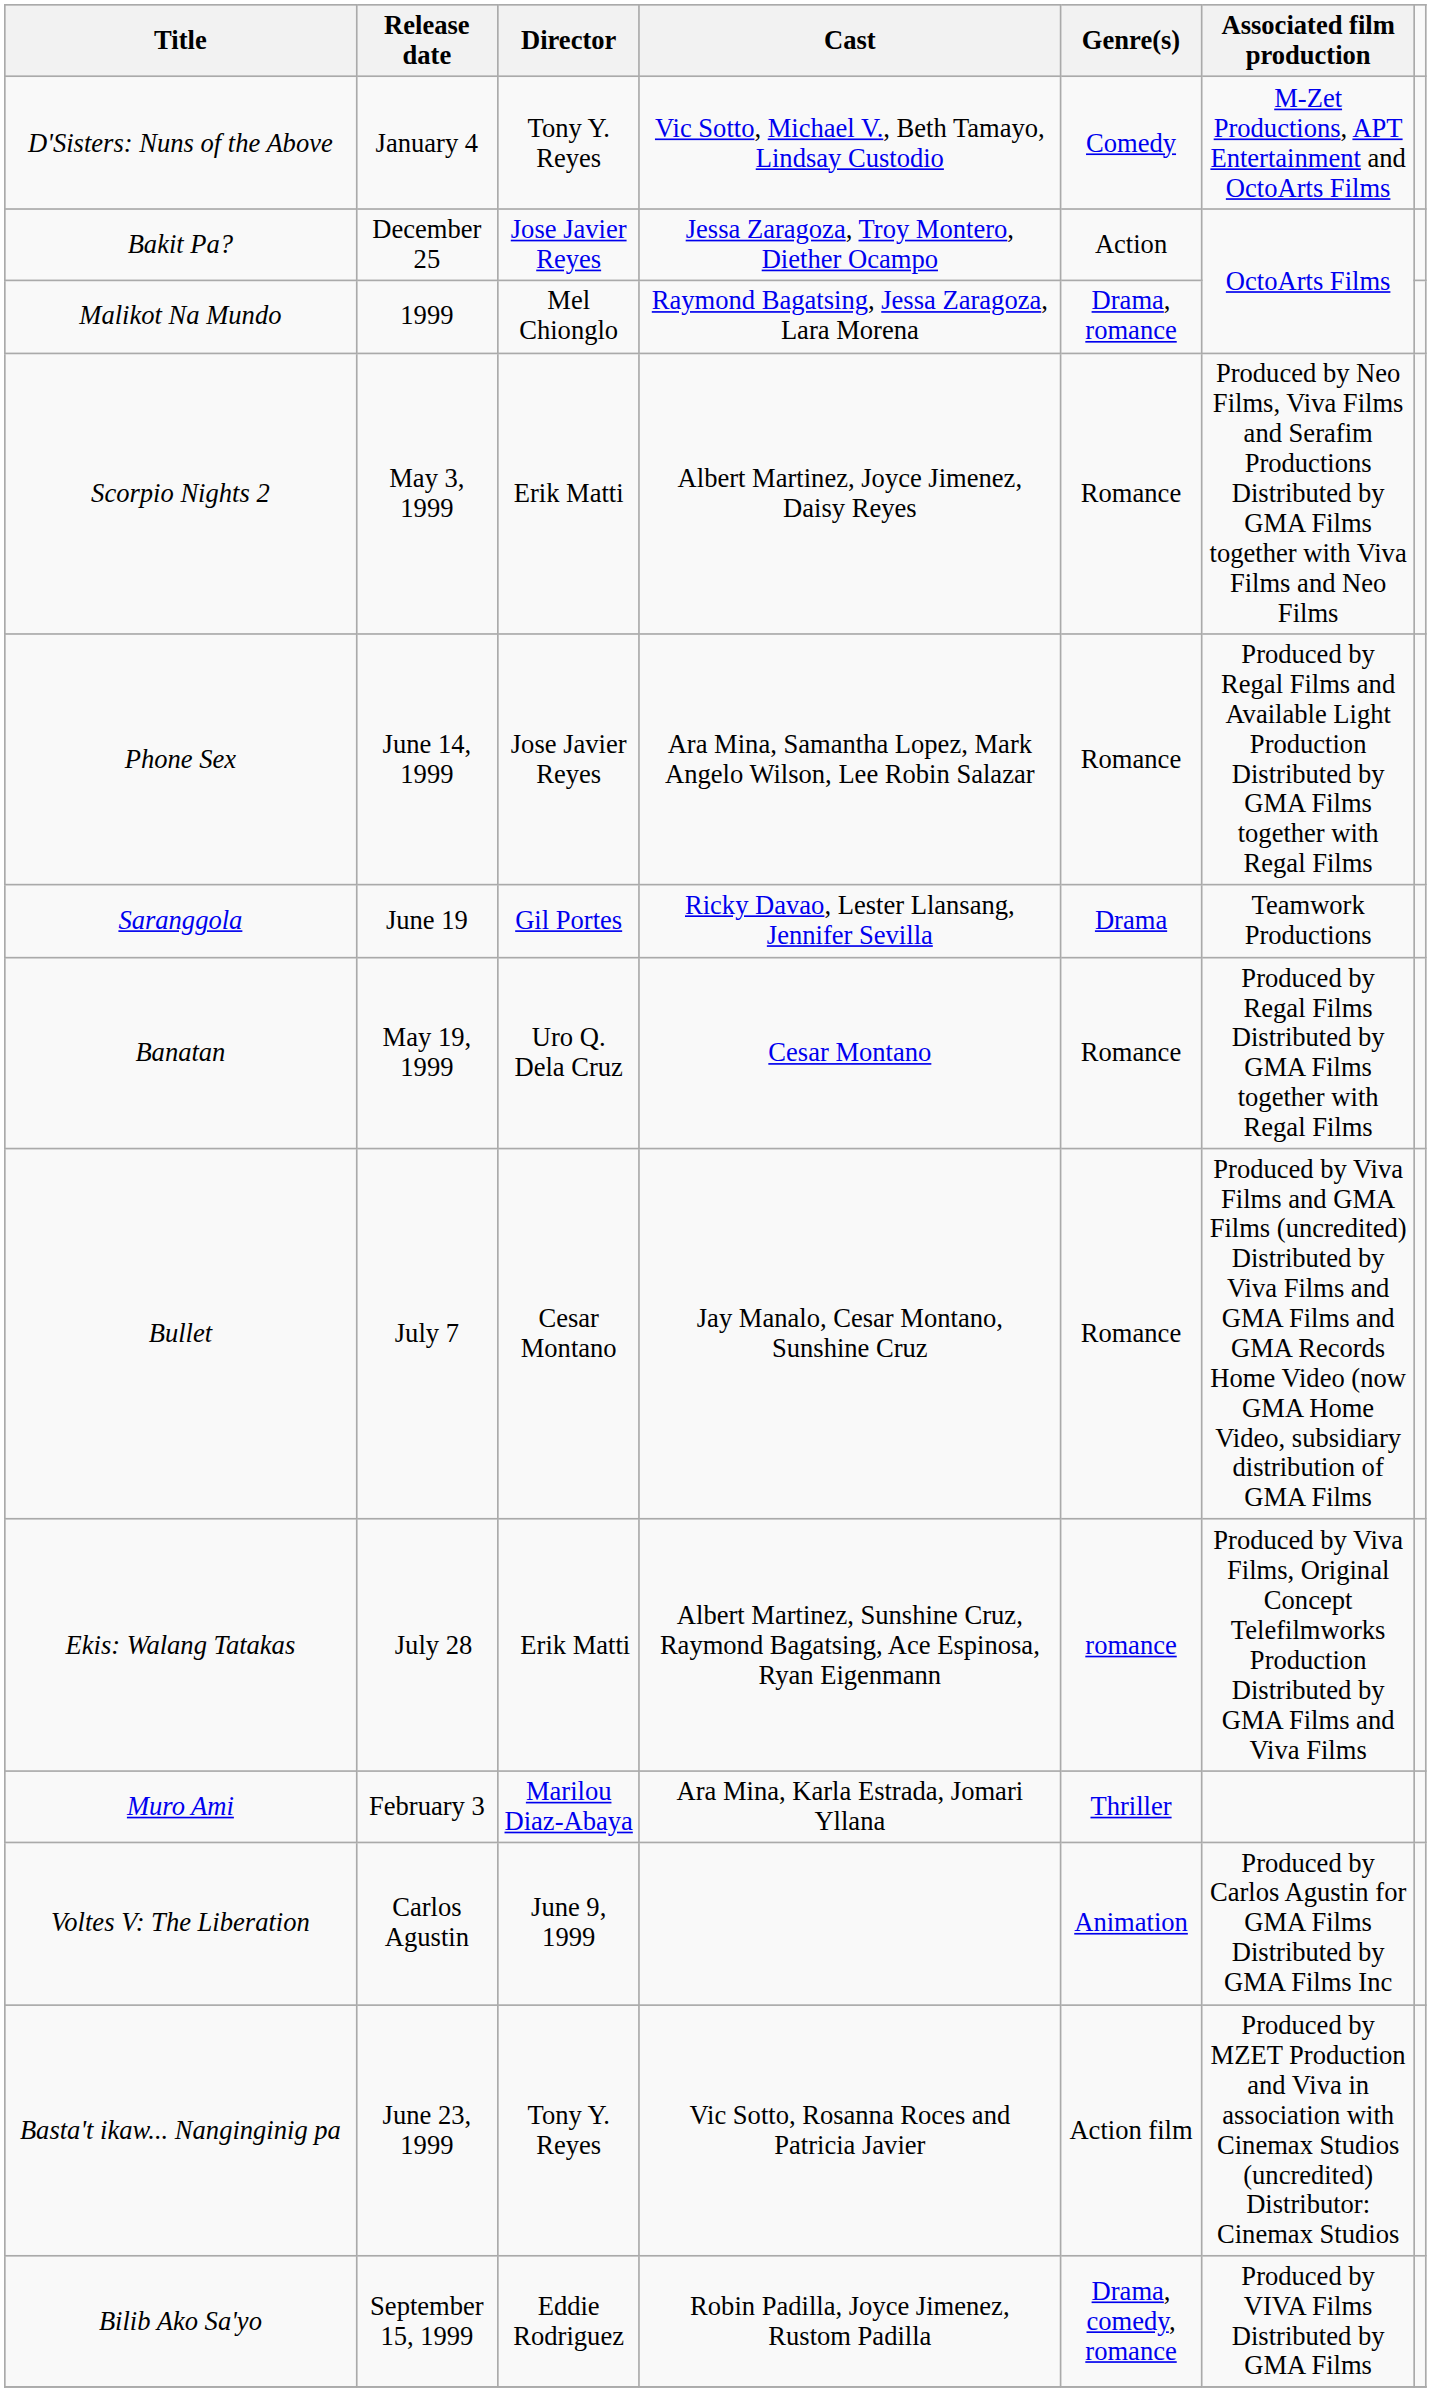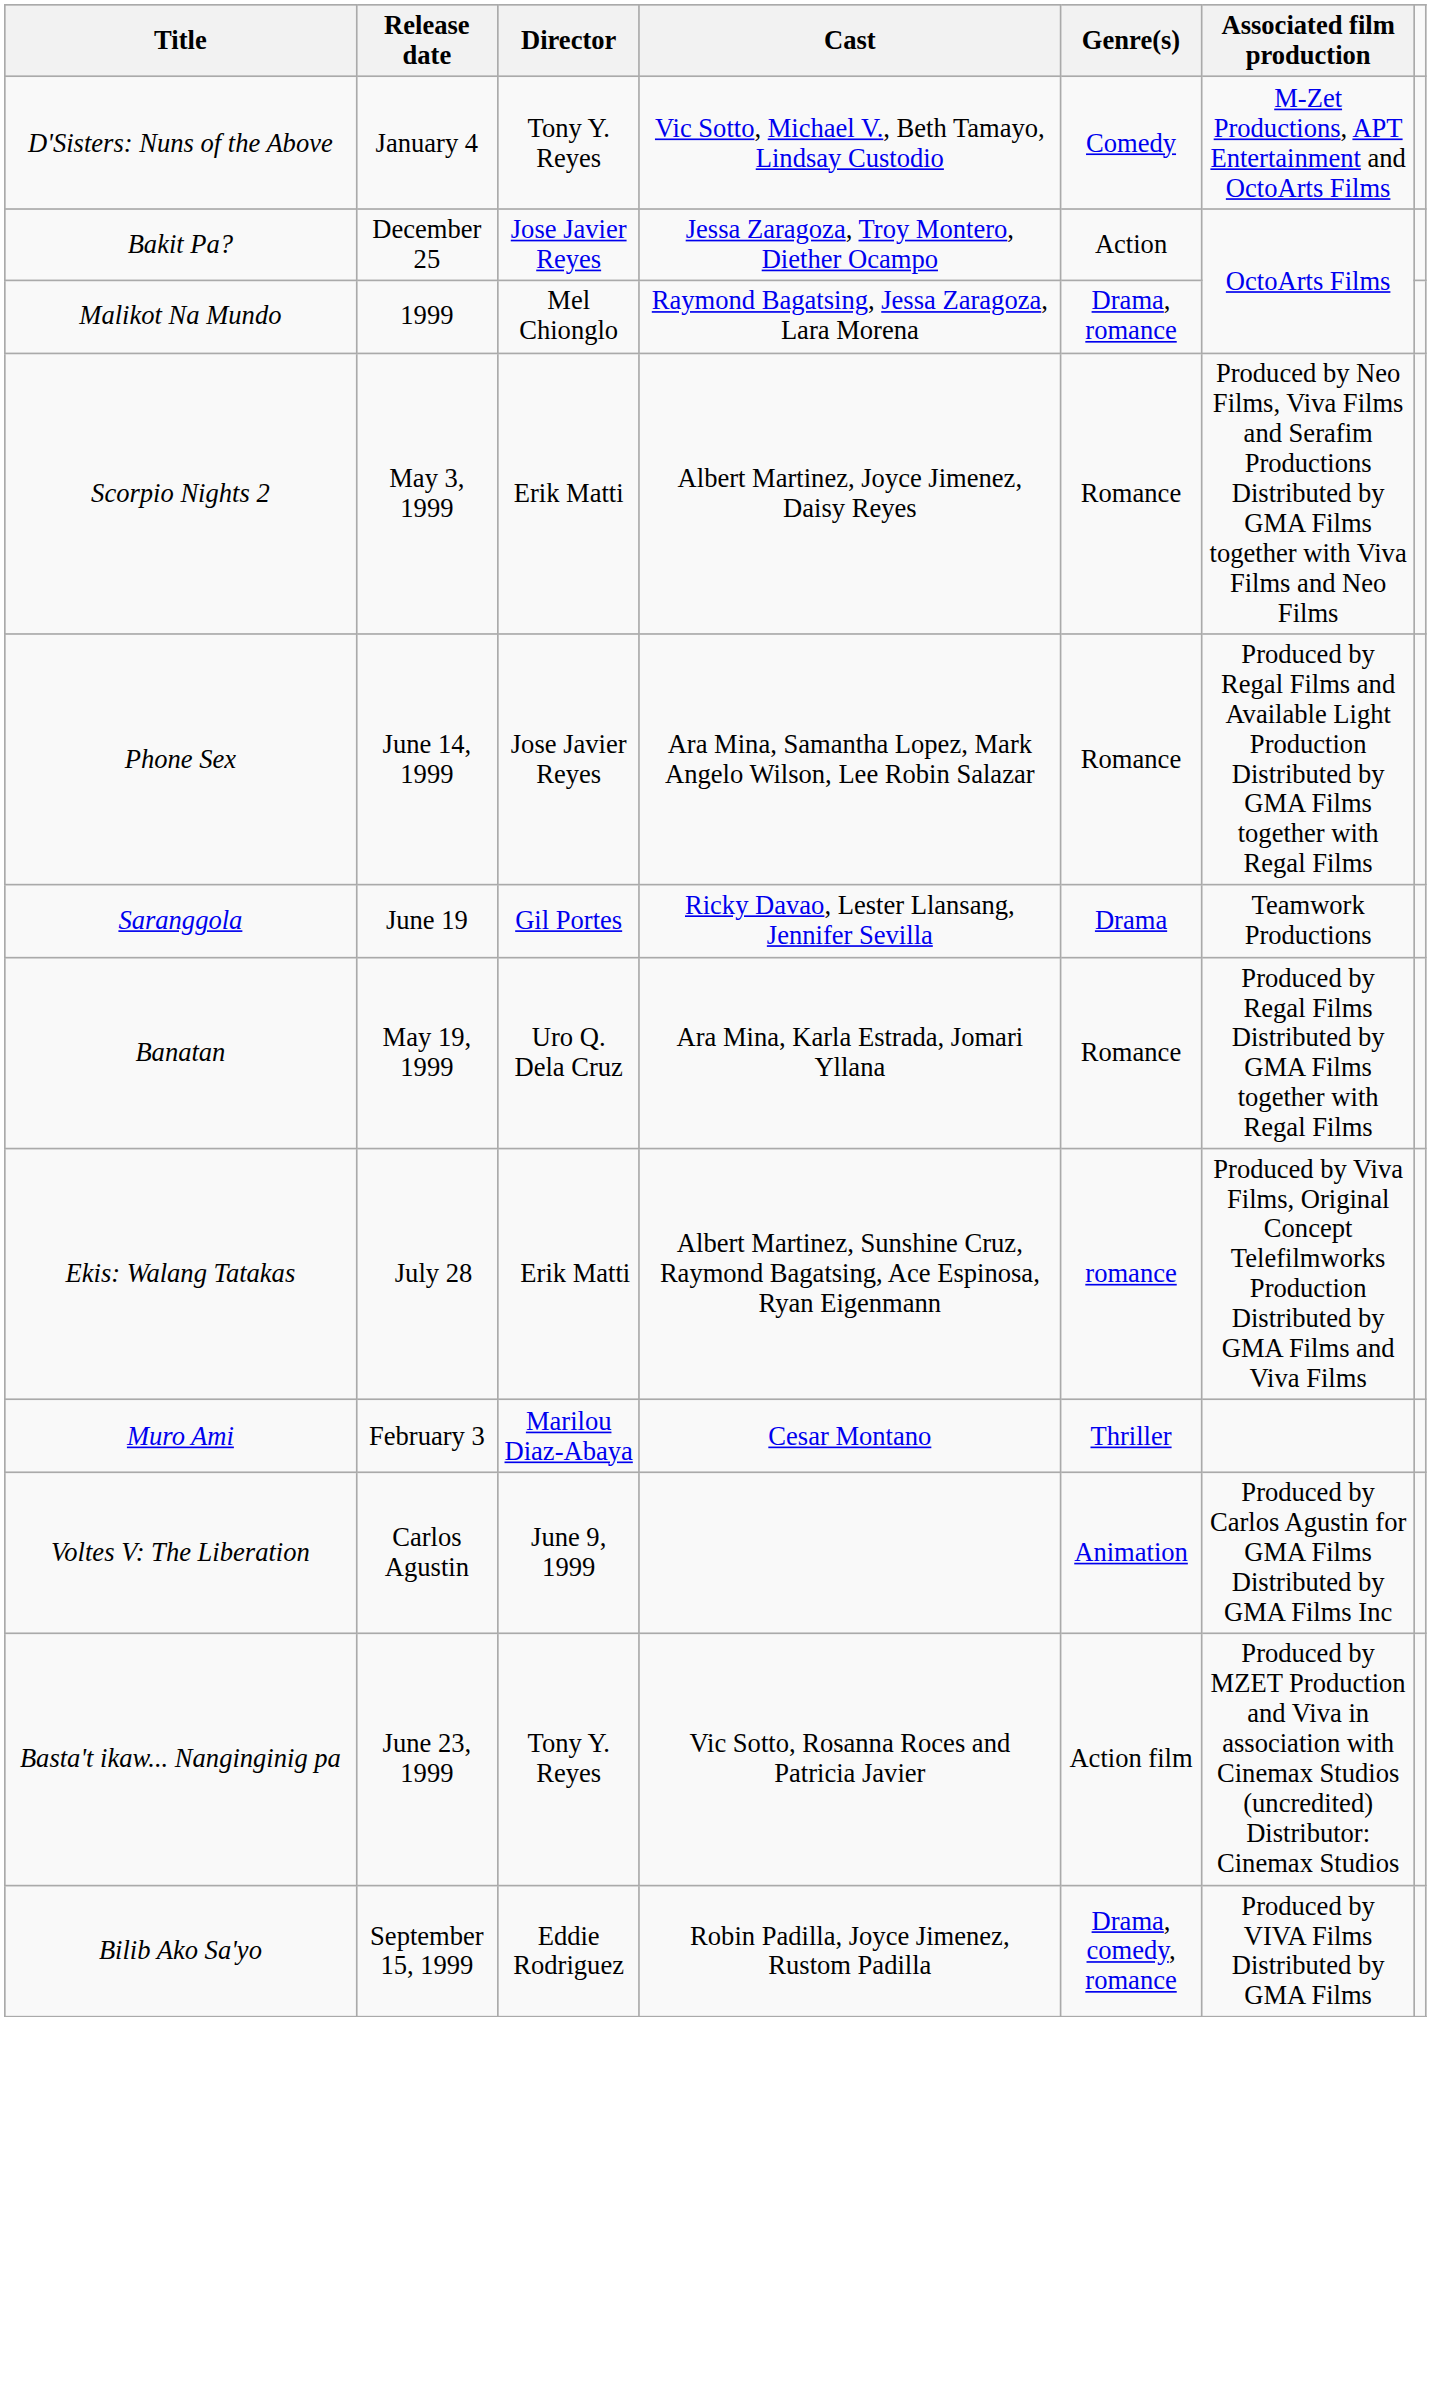(850, 1052) Cesar Montano -> (850, 1052) Ara Mina, Karla Estrada, Jomari Yllana
- row: (180, 1333)
(850, 1806) Ara Mina, Karla Estrada, Jomari Yllana -> (850, 1435) Cesar Montano
